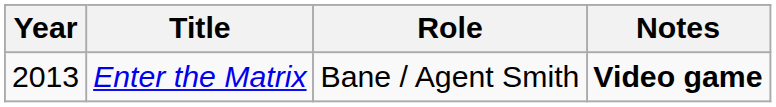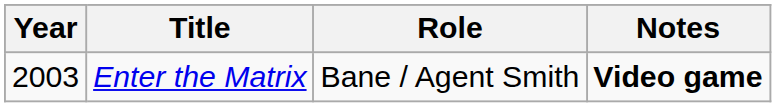(46, 76) 2013 -> (46, 76) 2003
